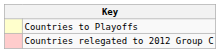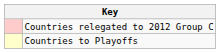rows swapped: (81, 26) <-> (119, 41)
